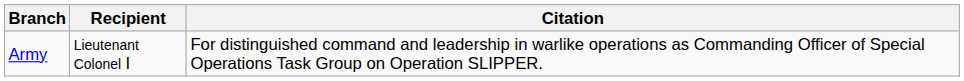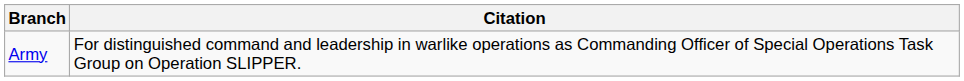- column: (128, 18)
